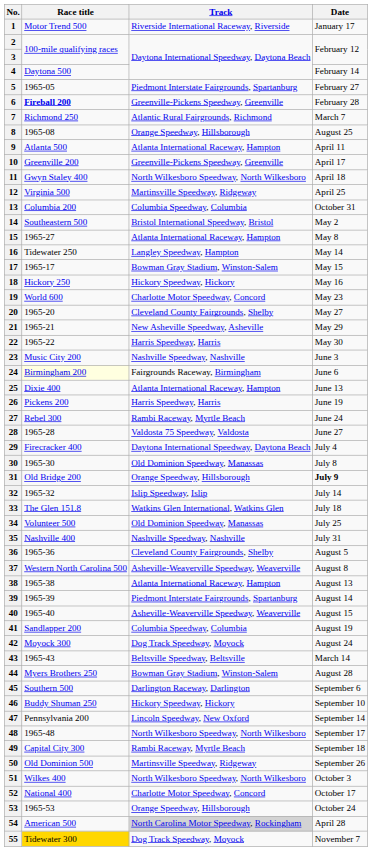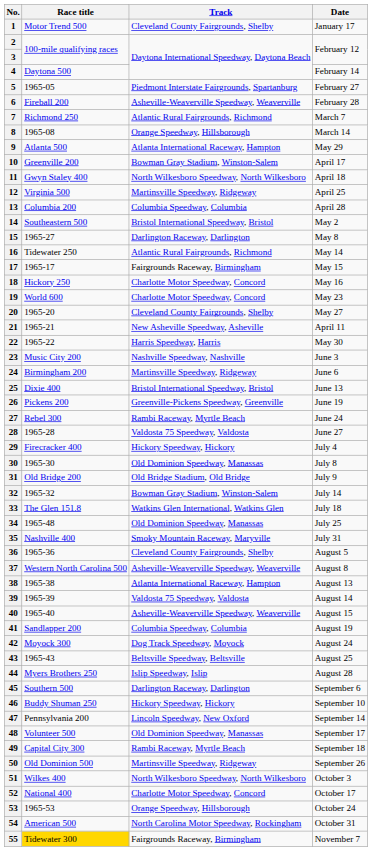(210, 26) Riverside International Raceway, Riverside -> (202, 26) Cleveland County Fairgrounds, Shelby
(48, 101) bold -> (46, 101) normal
(207, 101) Greenville-Pickens Speedway, Greenville -> (216, 101) Asheville-Weaverville Speedway, Weaverville
(334, 131) August 25 -> (332, 131) March 14
(330, 146) April 11 -> (329, 146) May 29
(207, 161) Greenville-Pickens Speedway, Greenville -> (205, 161) Bowman Gray Stadium, Winston-Salem
(335, 207) October 31 -> (330, 207) April 28
(206, 237) Atlanta International Raceway, Hampton -> (191, 237) Darlington Raceway, Darlington
(185, 252) Langley Speedway, Hampton -> (201, 252) Atlantic Rural Fairgrounds, Richmond
(205, 267) Bowman Gray Stadium, Winston-Salem -> (196, 267) Fairgrounds Raceway, Birmingham
(183, 282) Hickory Speedway, Hickory -> (198, 282) Charlotte Motor Speedway, Concord
(329, 327) May 29 -> (330, 327) April 11
(55, 372) lightyellow background -> (55, 372) no background
(196, 372) Fairgrounds Raceway, Birmingham -> (194, 372) Martinsville Speedway, Ridgeway
(206, 387) Atlanta International Raceway, Hampton -> (202, 387) Bristol International Speedway, Bristol
(176, 402) Harris Speedway, Harris -> (207, 402) Greenville-Pickens Speedway, Greenville
(221, 447) Daytona International Speedway, Daytona Beach -> (183, 447) Hickory Speedway, Hickory
(191, 477) Orange Speedway, Hillsborough -> (191, 477) Old Bridge Stadium, Old Bridge
(327, 477) bold -> (326, 477) normal
(169, 492) Islip Speedway, Islip -> (205, 492) Bowman Gray Stadium, Winston-Salem
(50, 522) Volunteer 500 -> (39, 522) 1965-48
(188, 537) Nashville Speedway, Nashville -> (201, 537) Smoky Mountain Raceway, Maryville
(214, 597) Piedmont Interstate Fairgrounds, Spartanburg -> (190, 597) Valdosta 75 Speedway, Valdosta
(332, 658) March 14 -> (334, 658) August 25
(205, 673) Bowman Gray Stadium, Winston-Salem -> (169, 673) Islip Speedway, Islip
(39, 733) 1965-48 -> (50, 733) Volunteer 500
(219, 733) North Wilkesboro Speedway, North Wilkesboro -> (197, 733) Old Dominion Speedway, Manassas
(216, 823) lightgrey background -> (216, 823) no background
(330, 823) April 28 -> (335, 823) October 31
(188, 838) Dog Track Speedway, Moyock -> (196, 838) Fairgrounds Raceway, Birmingham
